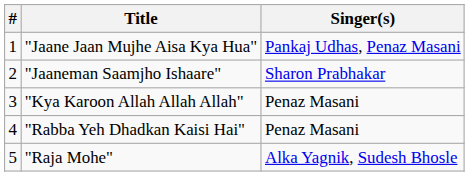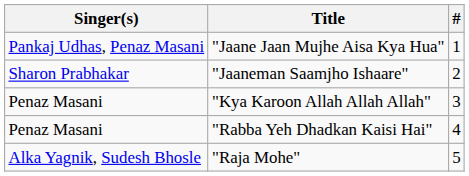columns swapped: (13, 18) <-> (363, 18)
